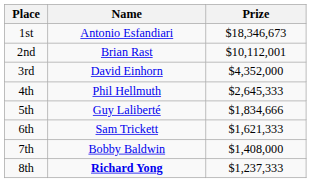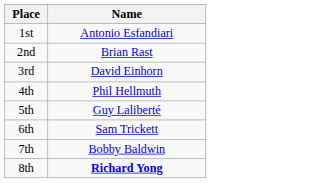- column: (256, 14)
